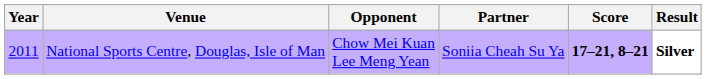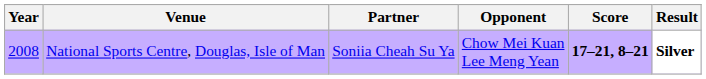columns swapped: (503, 17) <-> (384, 17)
(24, 52) 2011 -> (24, 52) 2008
